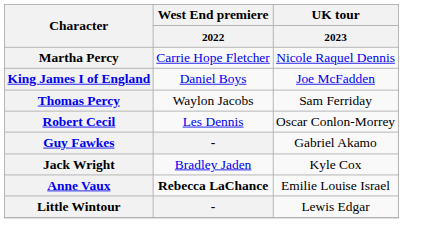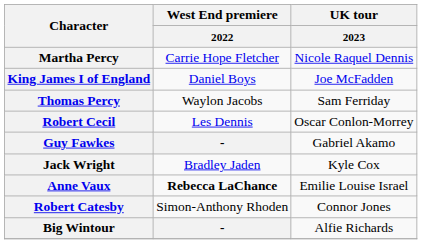- row: (79, 206)
+ row: (79, 206)
+ row: (79, 228)
